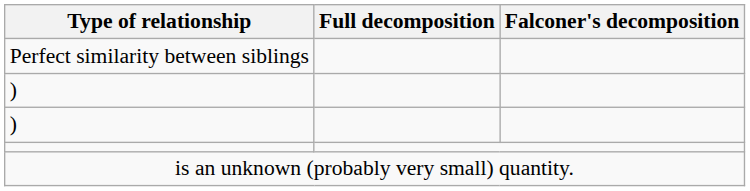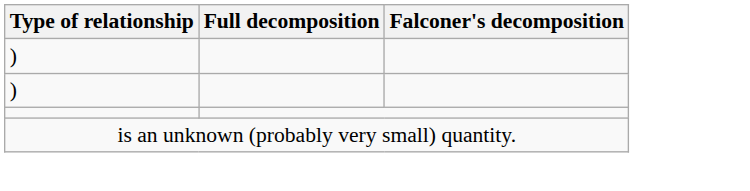- row: (159, 55)
